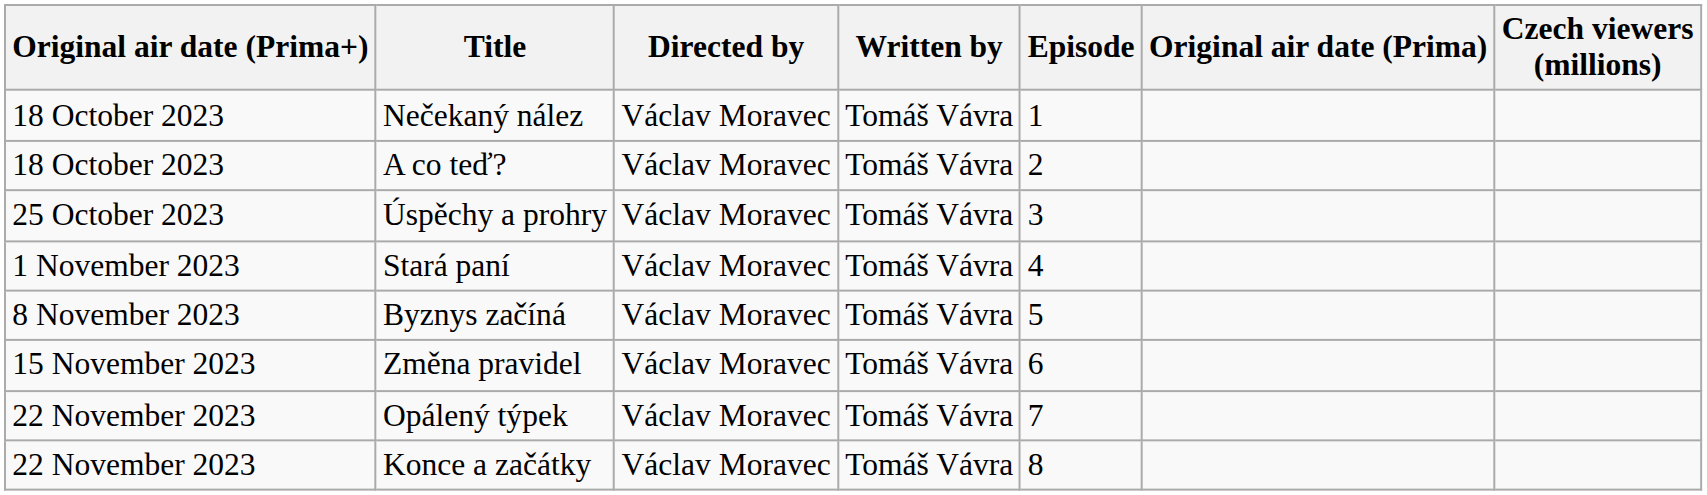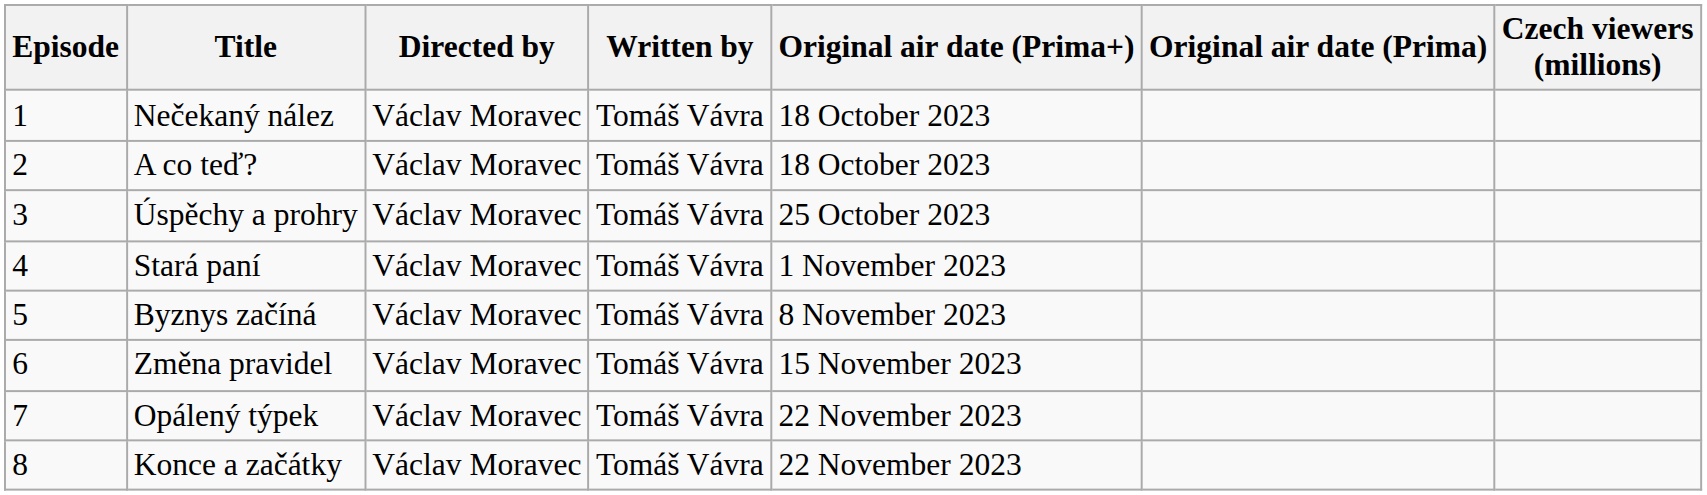columns swapped: (1081, 47) <-> (190, 47)
